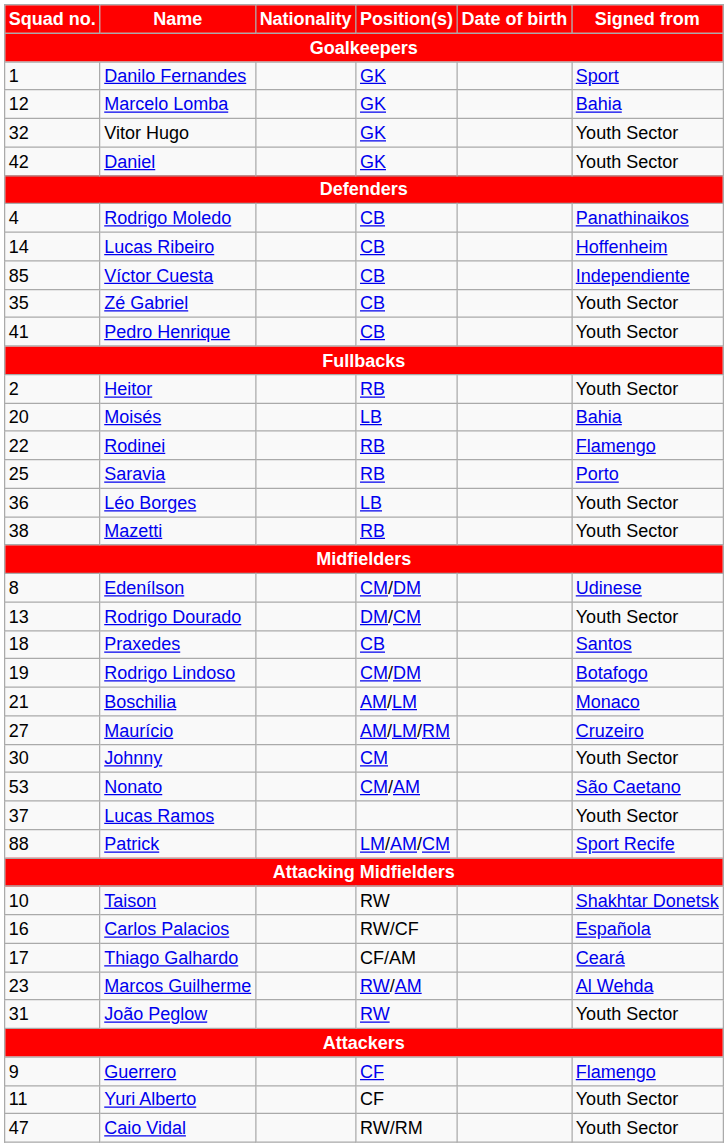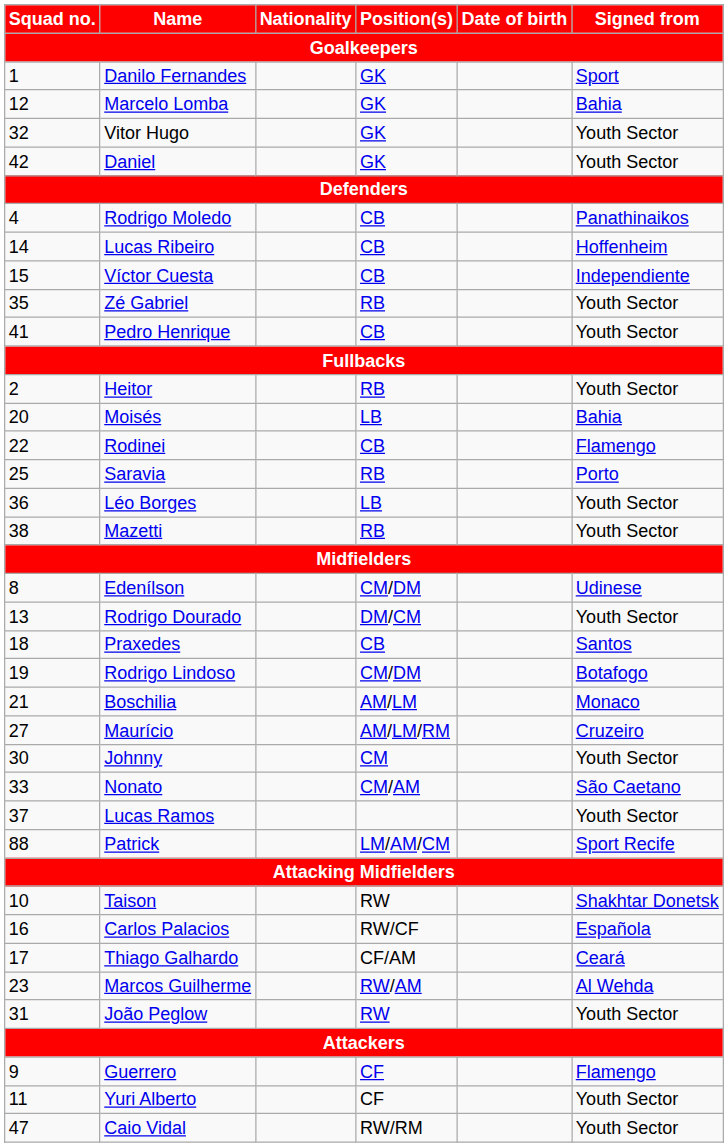(19, 275) 85 -> (19, 275) 15
(373, 304) CB -> (373, 304) RB
(373, 446) RB -> (373, 446) CB
(19, 787) 53 -> (19, 787) 33
